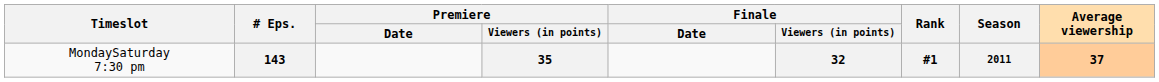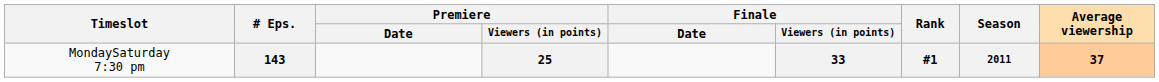(545, 60) 35 -> (545, 60) 25
(838, 60) 32 -> (838, 60) 33
